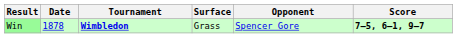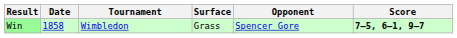(53, 26) 1878 -> (53, 26) 1858
(105, 26) bold -> (105, 26) normal
